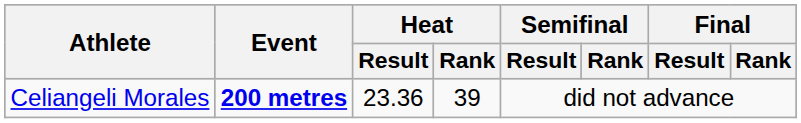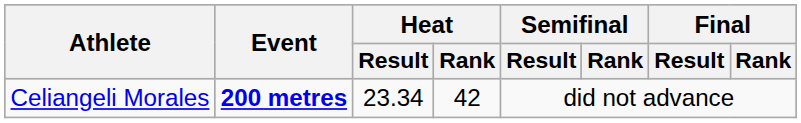(393, 99) 23.36 -> (393, 99) 23.34
(467, 99) 39 -> (467, 99) 42
